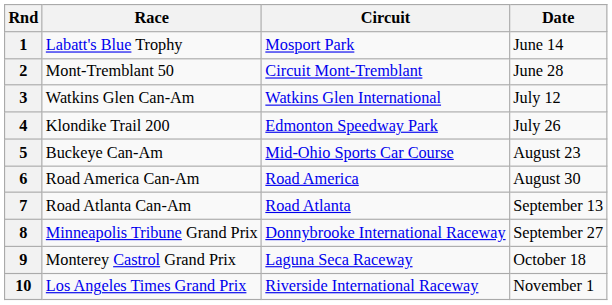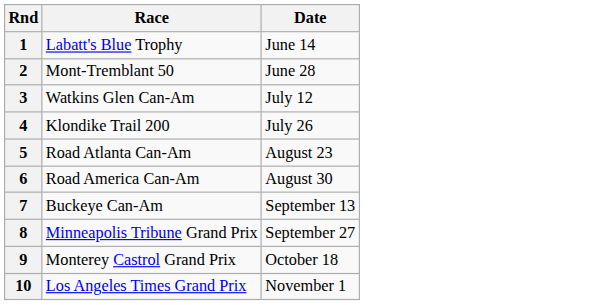- column: (385, 18)
(104, 152) Buckeye Can-Am -> (119, 152) Road Atlanta Can-Am
(119, 206) Road Atlanta Can-Am -> (104, 206) Buckeye Can-Am
